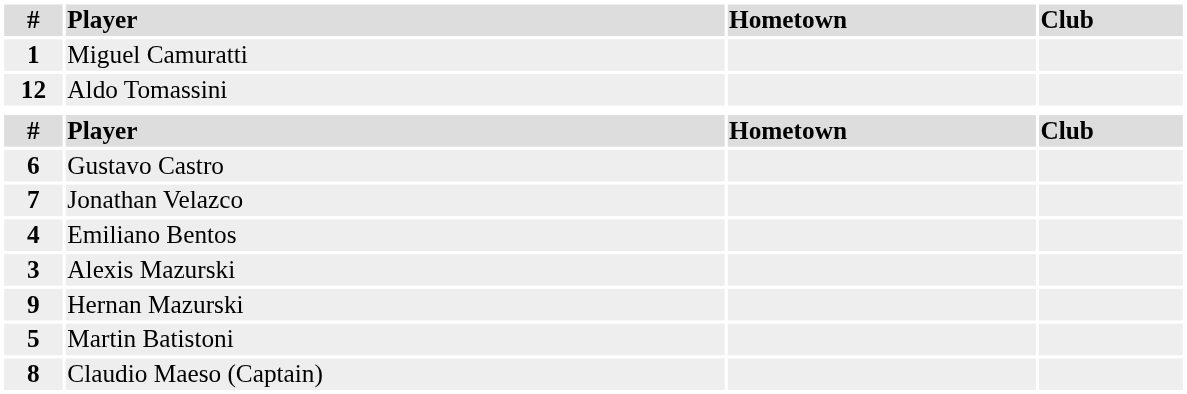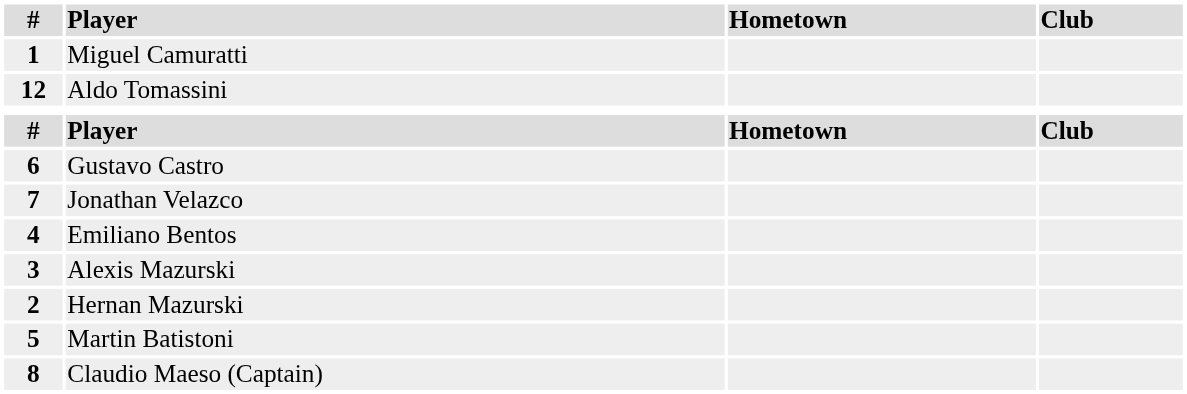(33, 304) 9 -> (33, 304) 2
